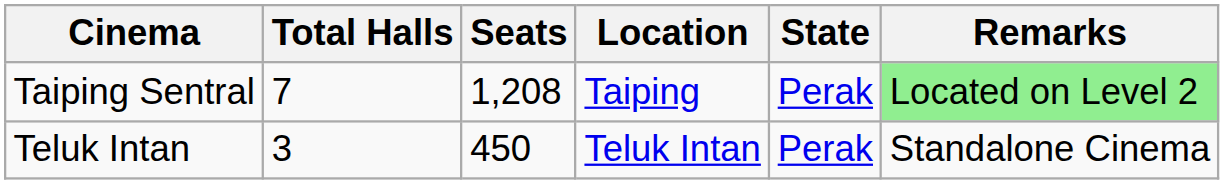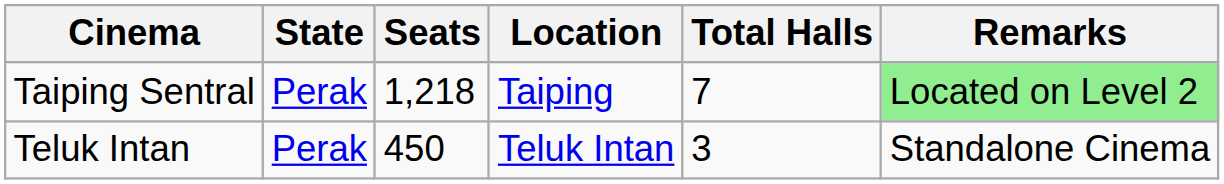columns swapped: (363, 33) <-> (825, 33)
(516, 91) 1,208 -> (429, 91) 1,218
